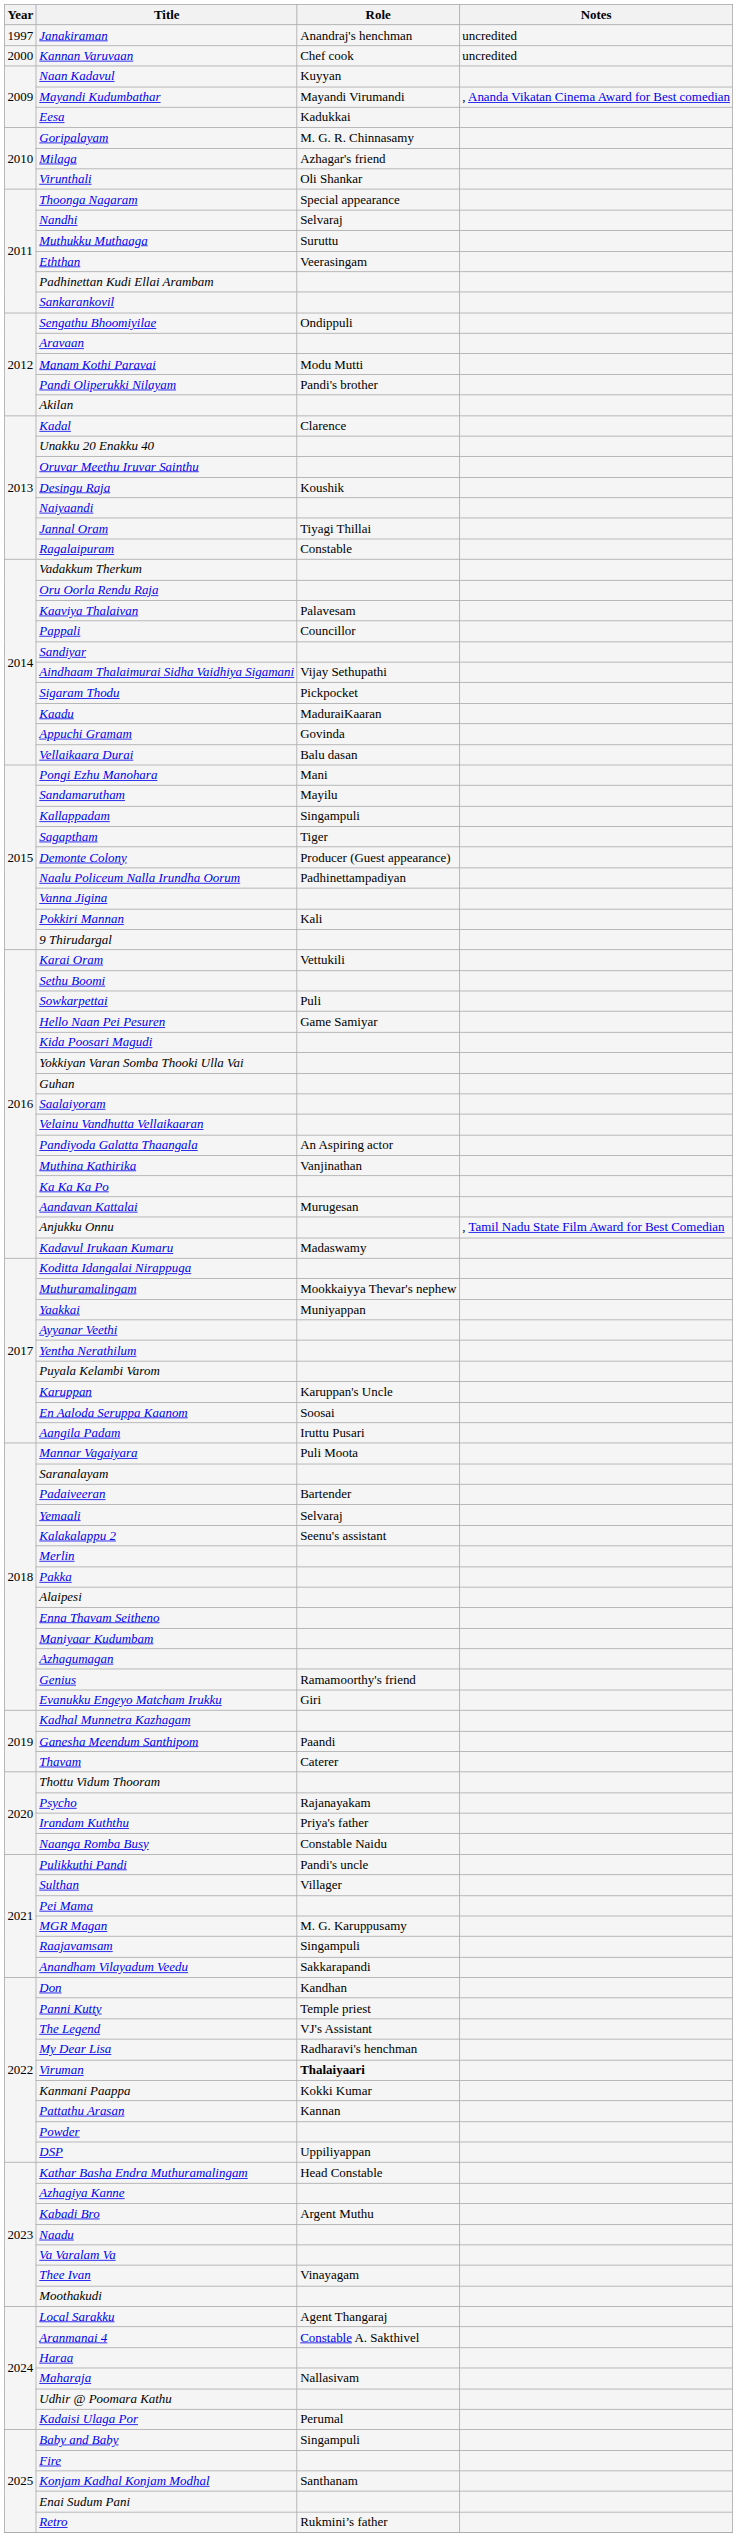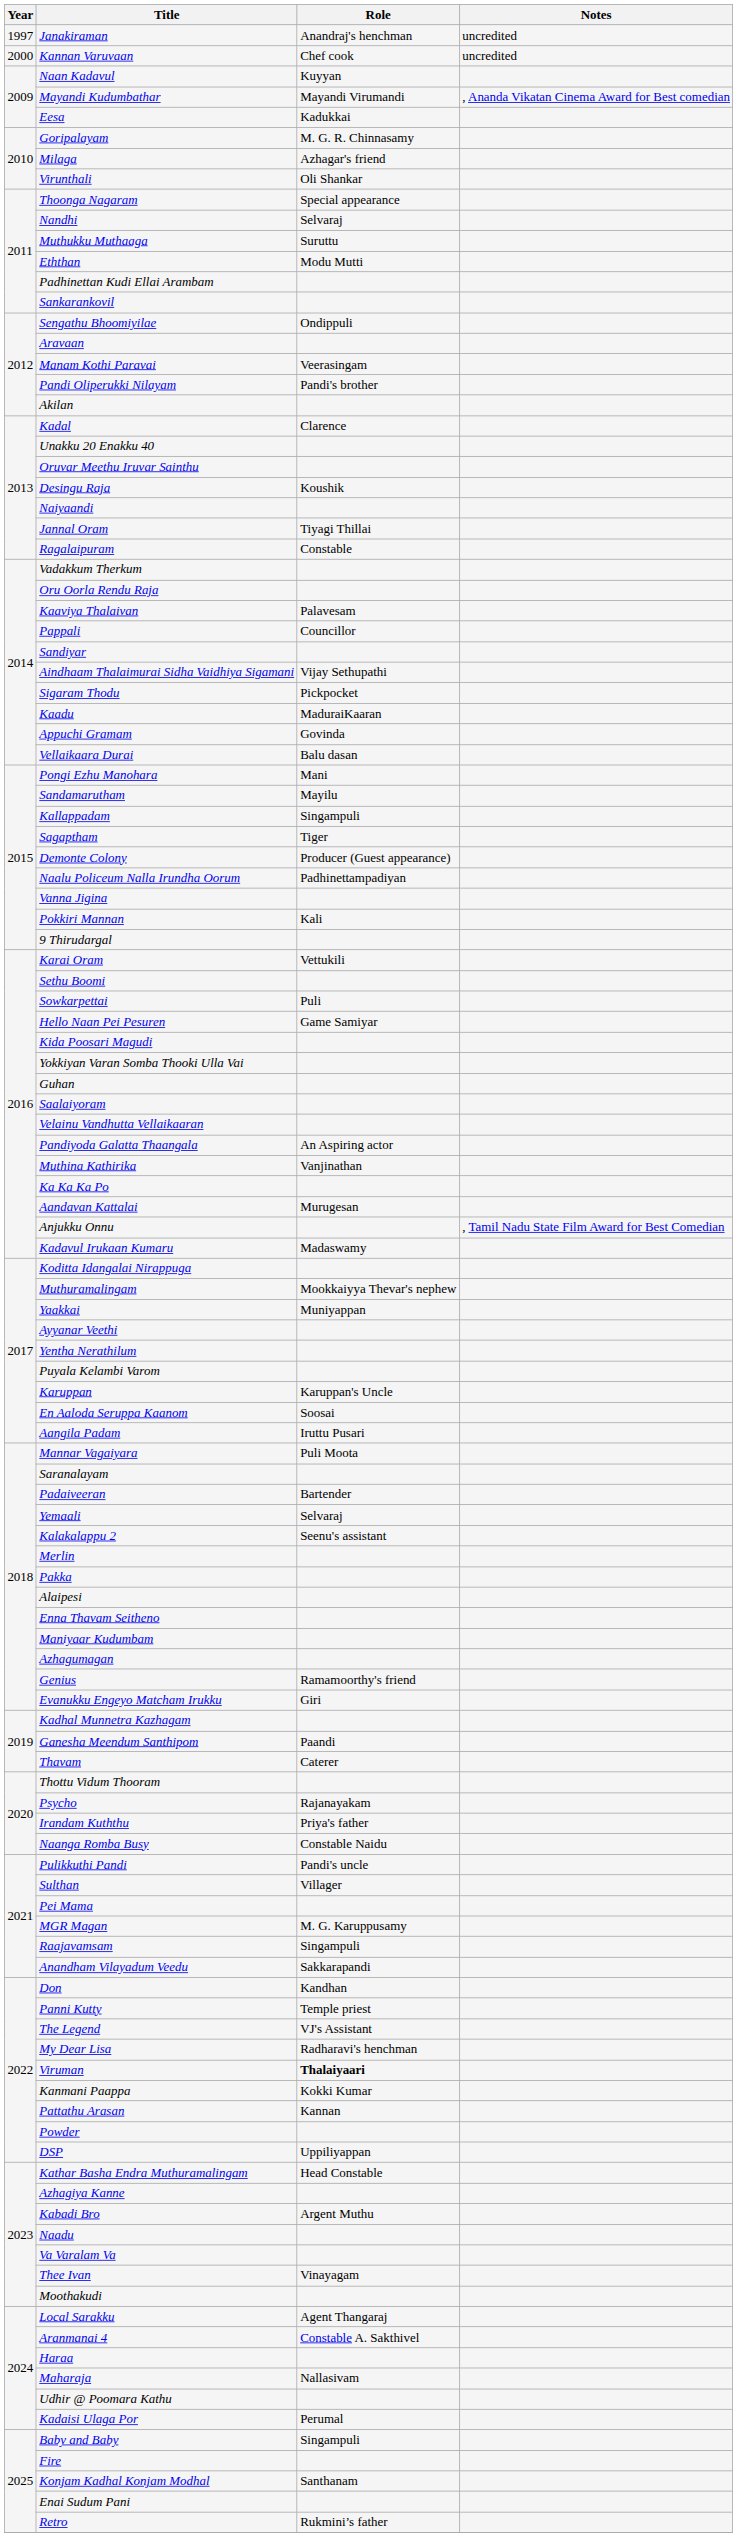(334, 261) Veerasingam -> (332, 261) Modu Mutti
(332, 364) Modu Mutti -> (334, 364) Veerasingam
